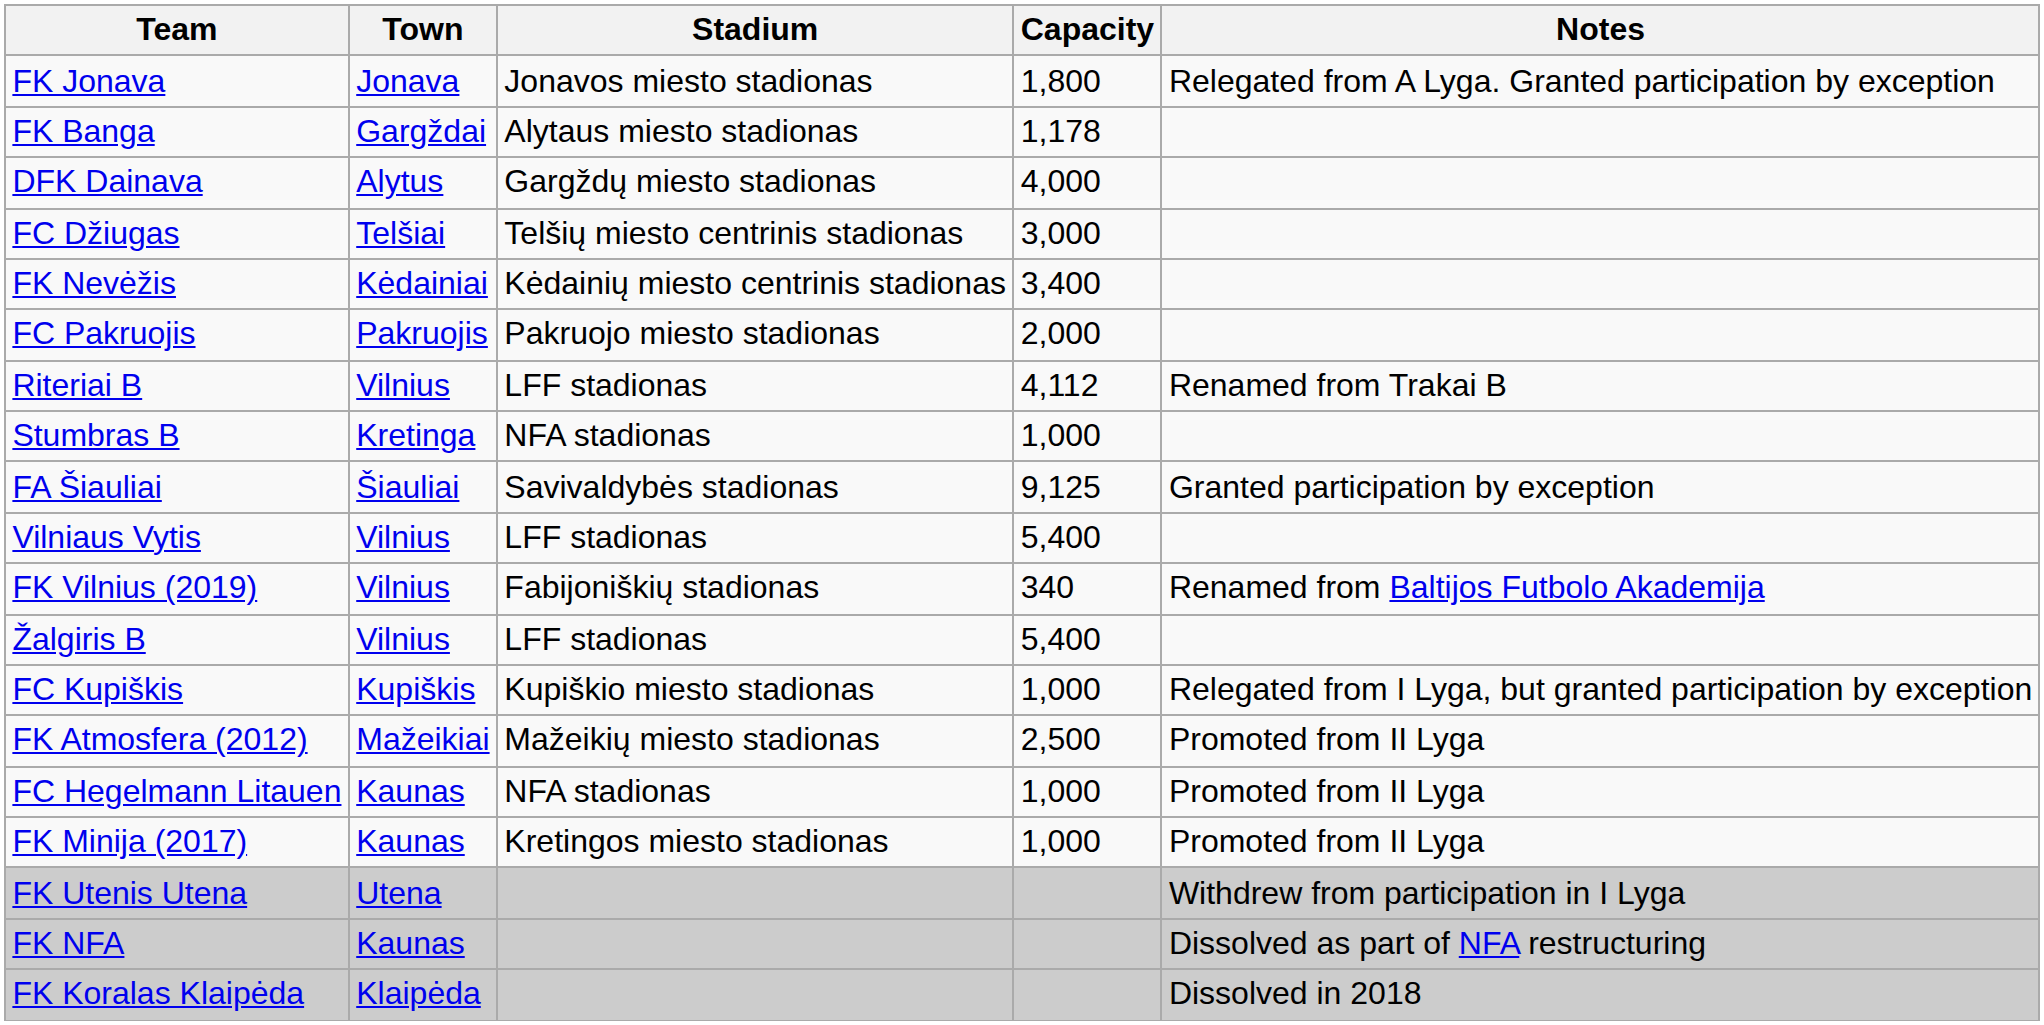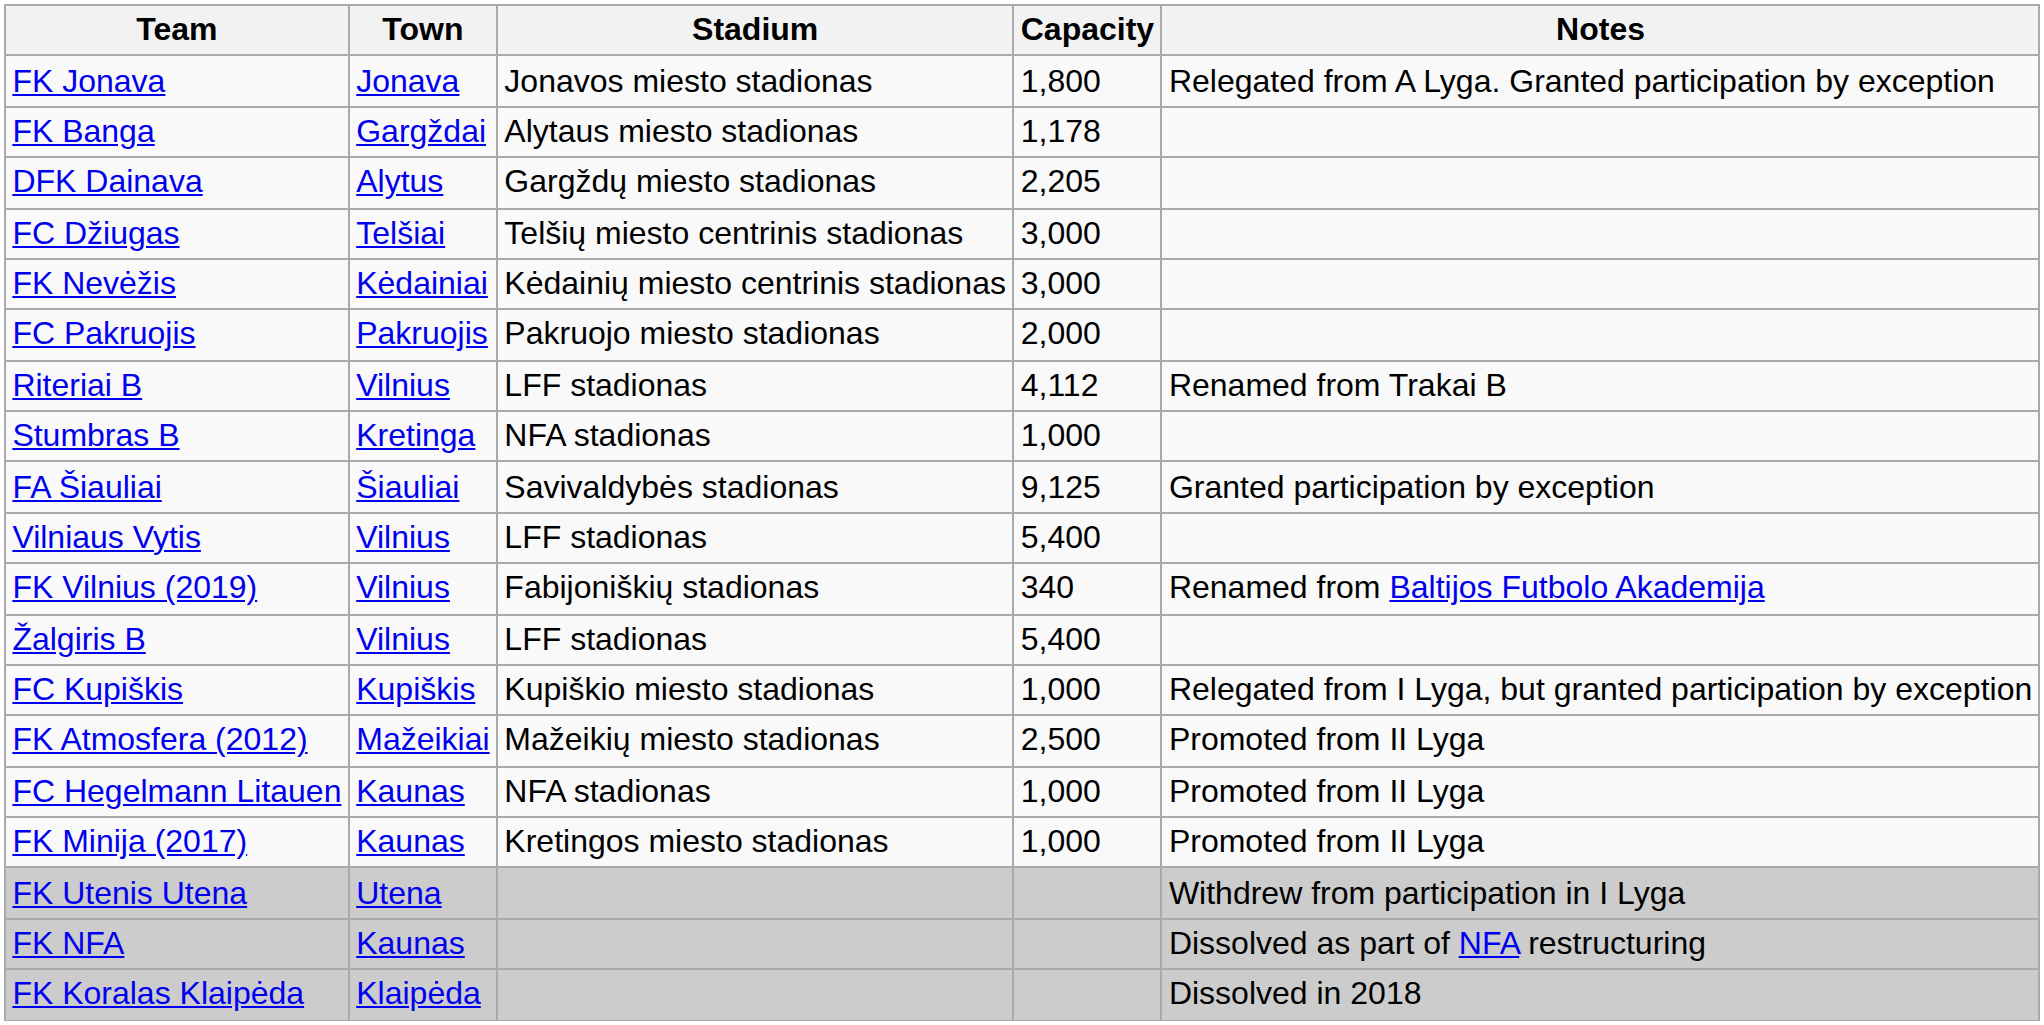(1061, 182) 4,000 -> (1061, 182) 2,205
(1061, 283) 3,400 -> (1061, 283) 3,000
